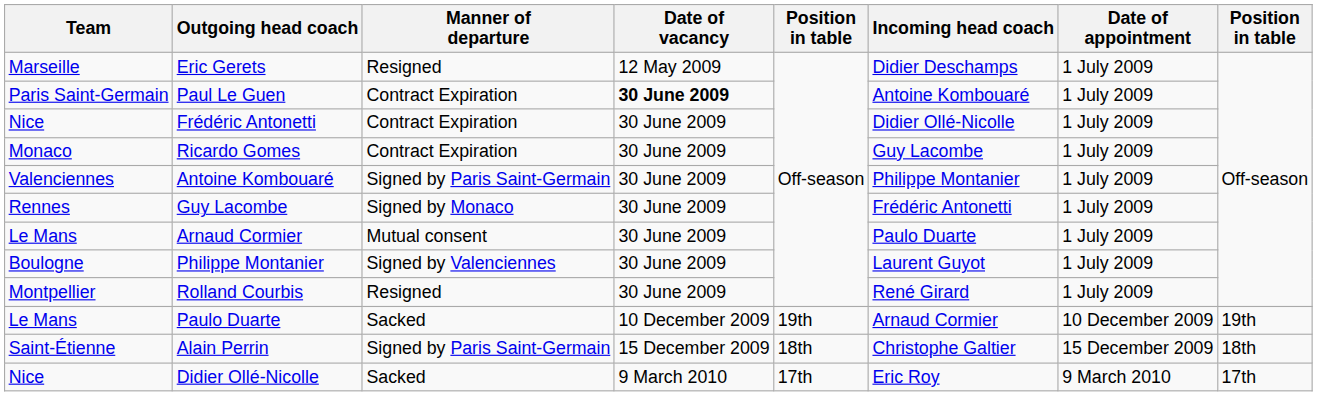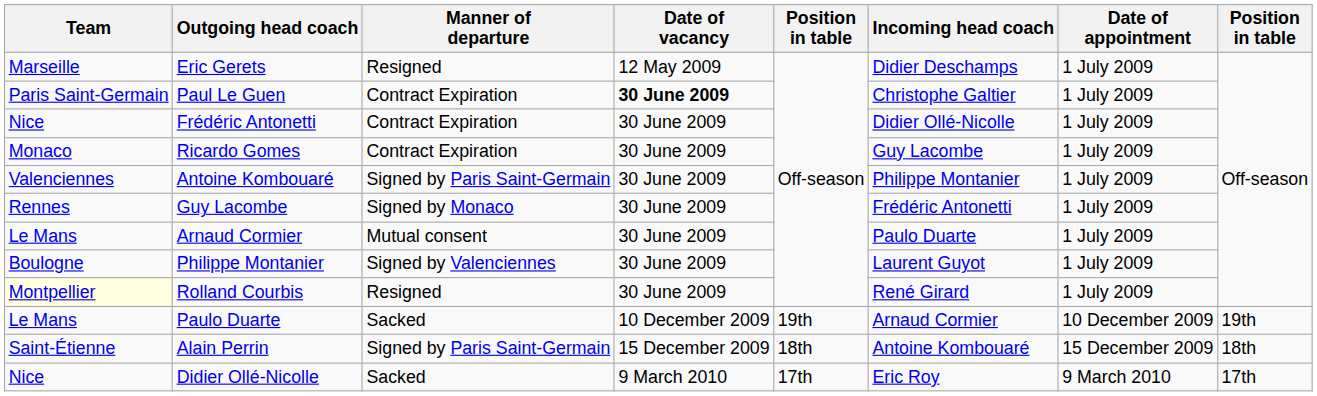(951, 94) Antoine Kombouaré -> (944, 94) Christophe Galtier
(52, 292) no background -> (52, 292) lightyellow background
(944, 348) Christophe Galtier -> (951, 348) Antoine Kombouaré
